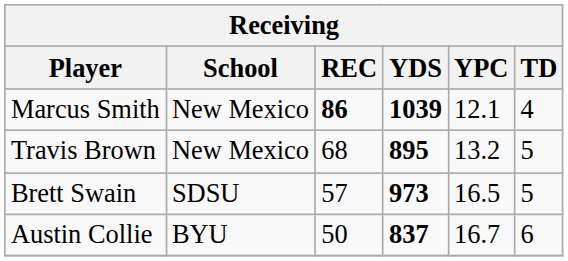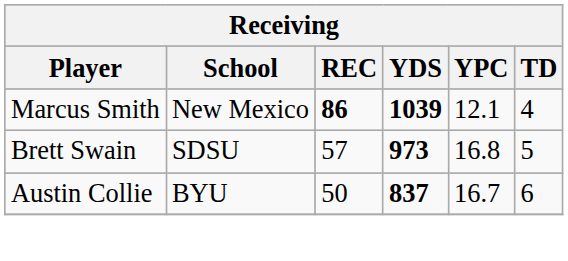- row: (83, 151)
(477, 192) 16.5 -> (477, 151) 16.8
